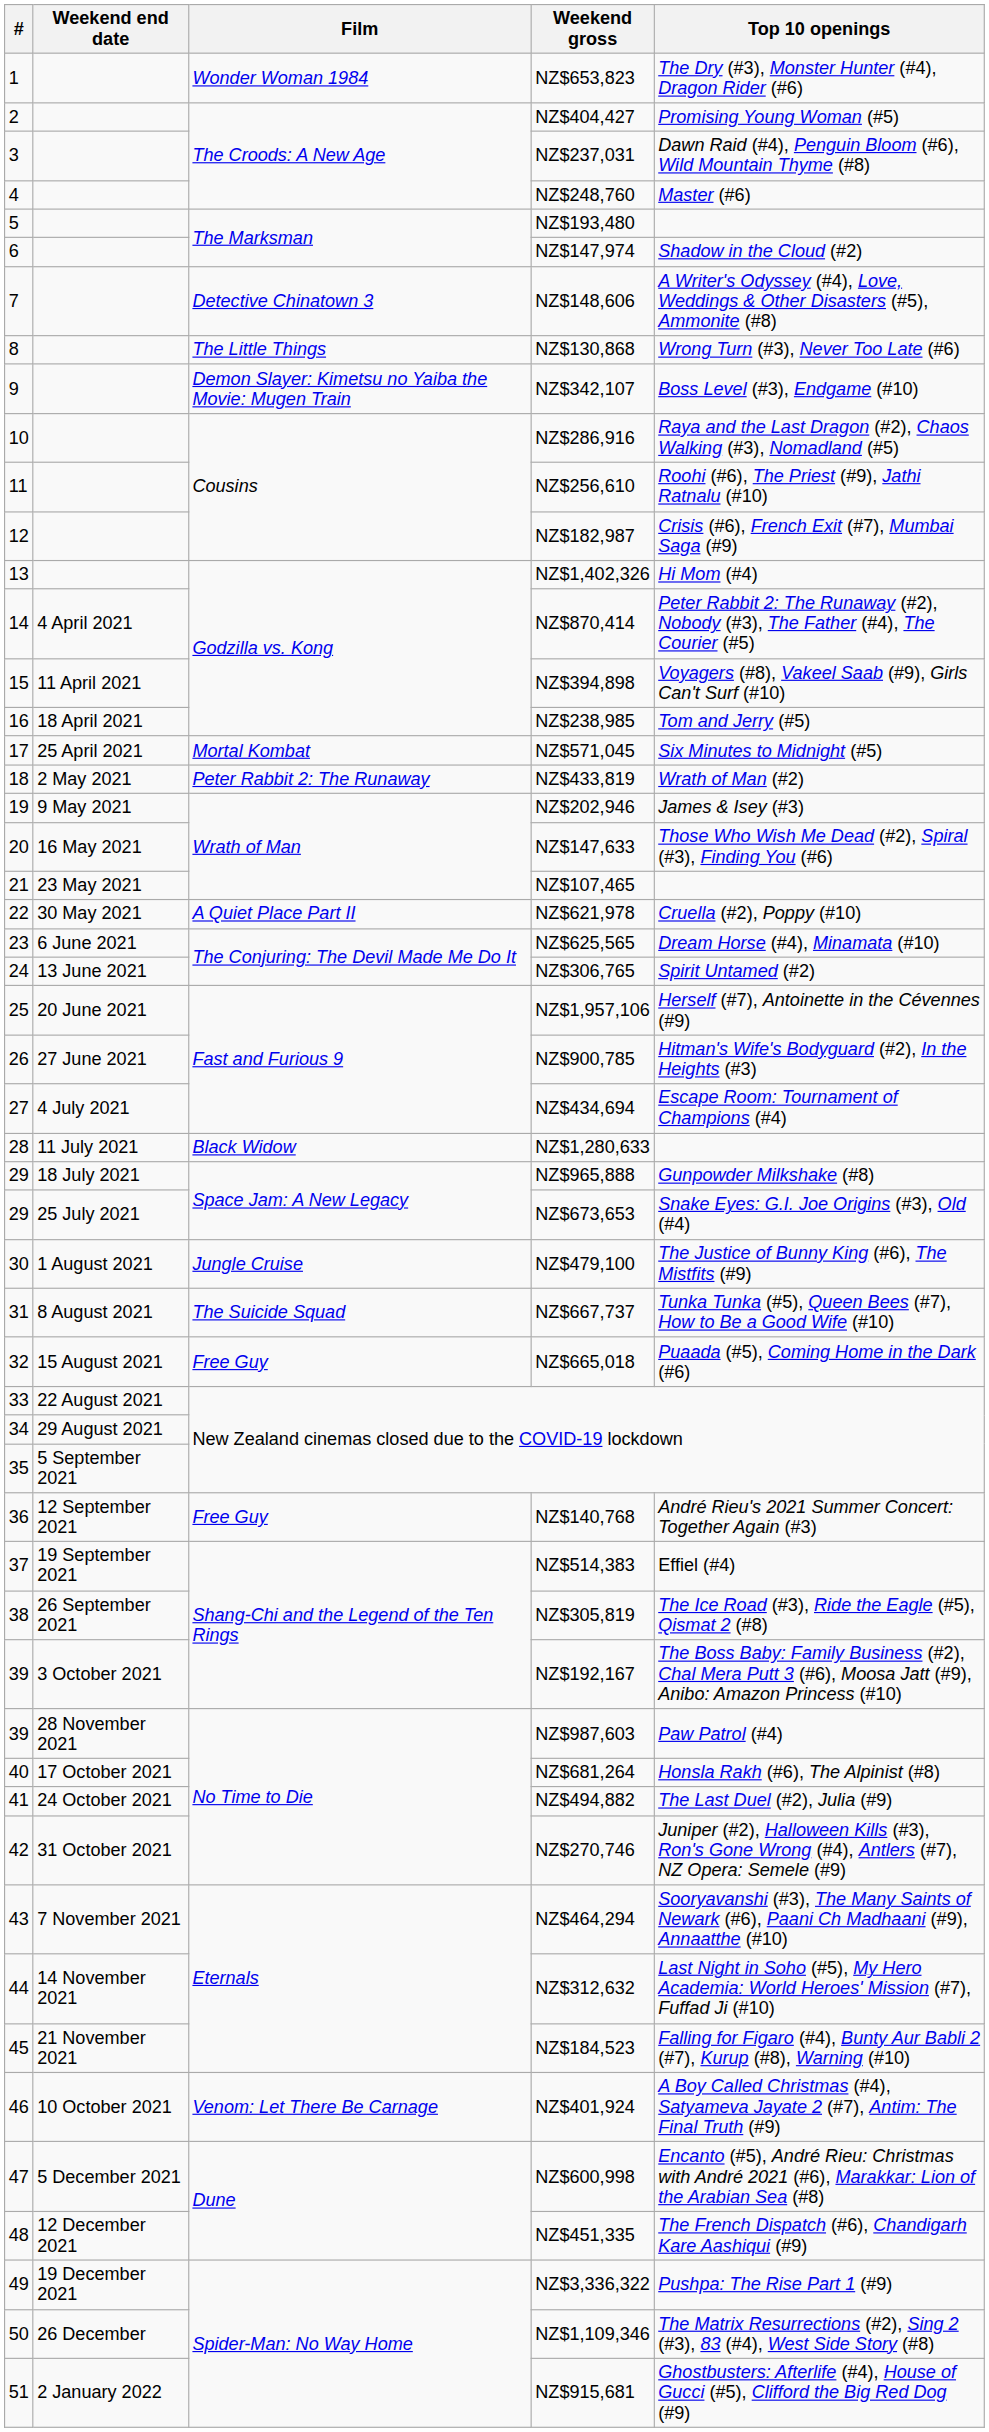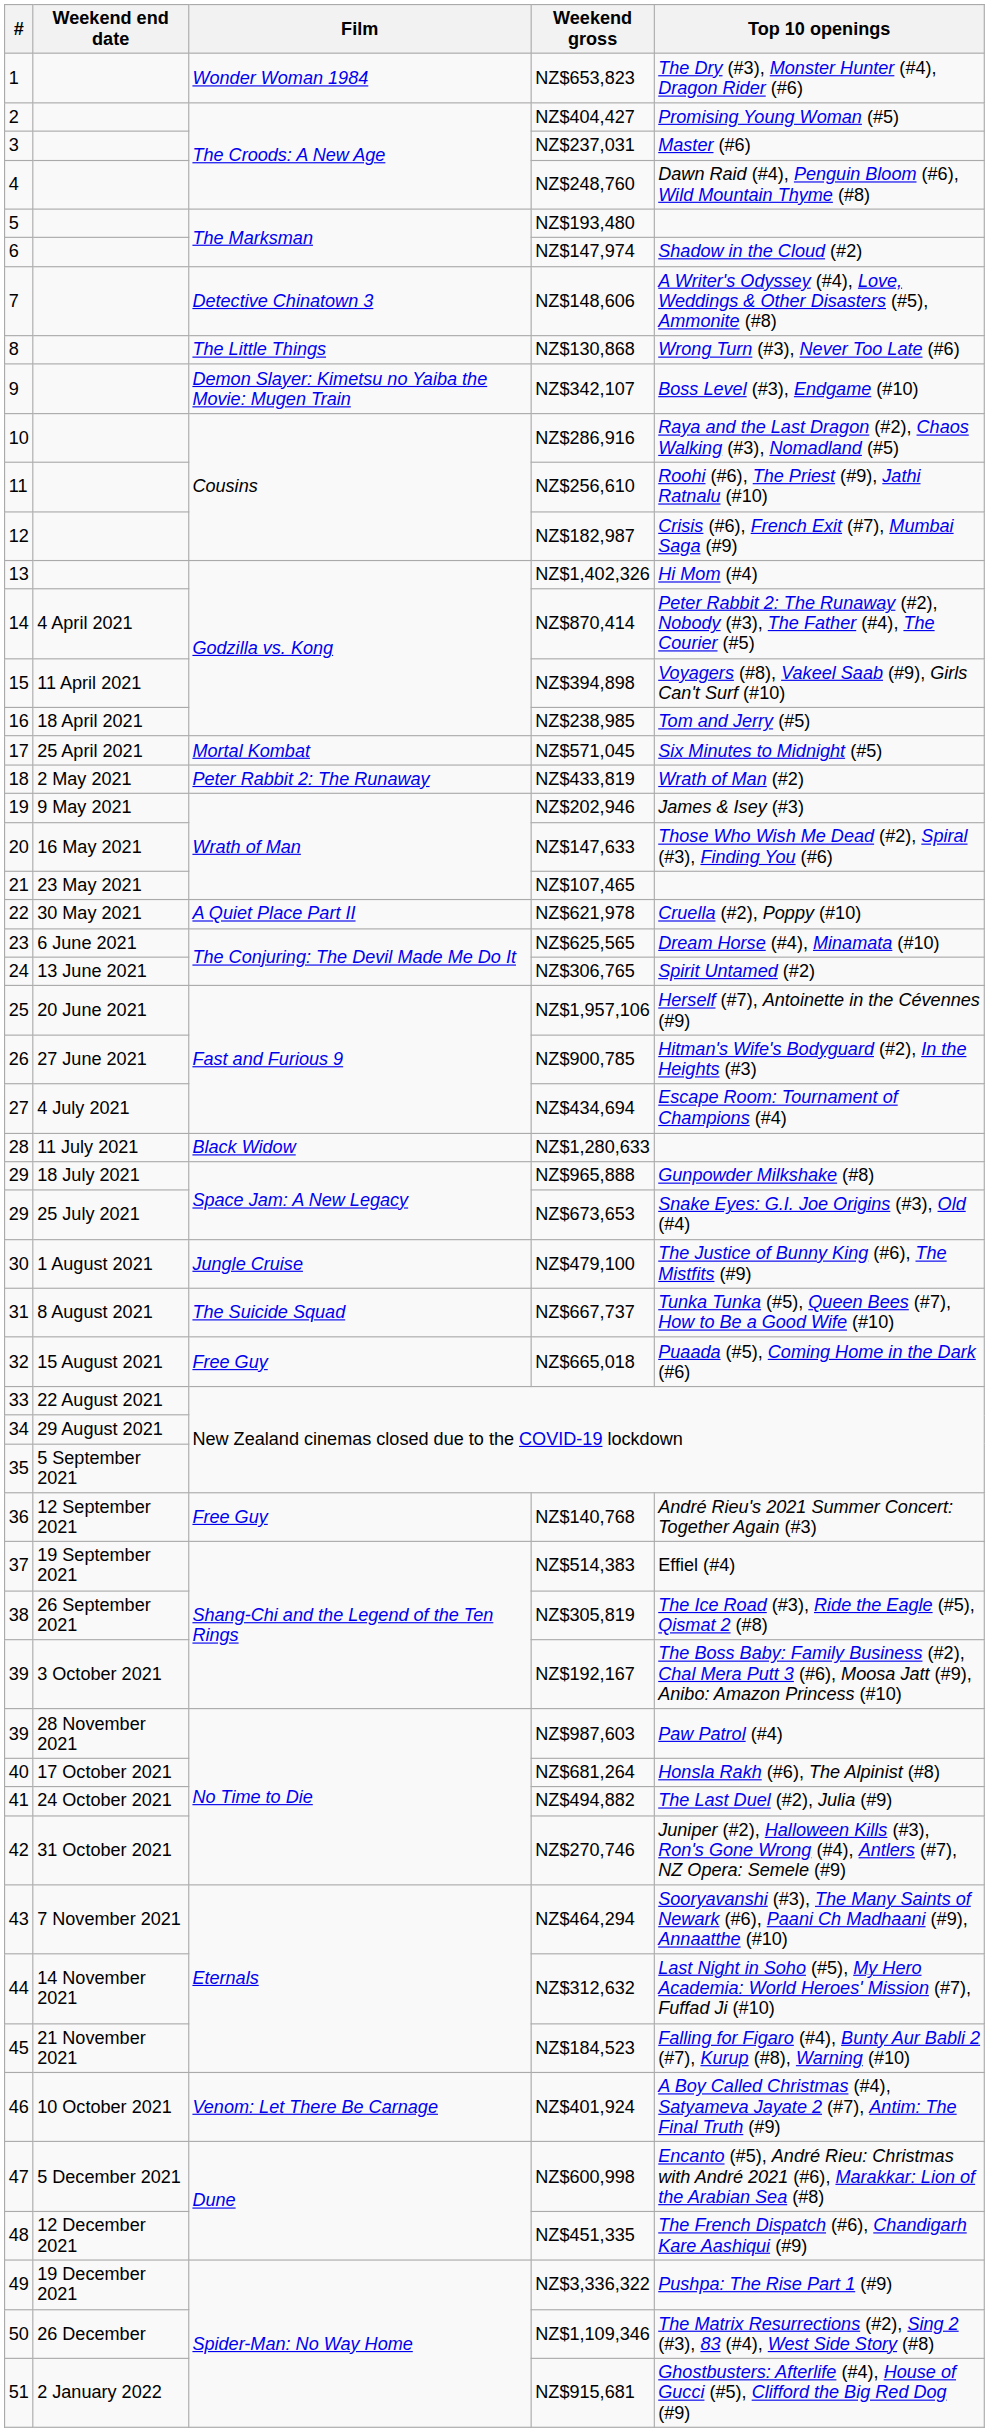(808, 155) Dawn Raid (#4), Penguin Bloom (#6), Wild Mountain Thyme (#8) -> (704, 145) Master (#6)
(704, 194) Master (#6) -> (808, 184) Dawn Raid (#4), Penguin Bloom (#6), Wild Mountain Thyme (#8)
